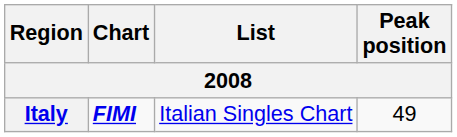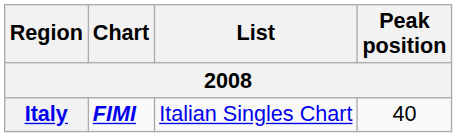(404, 114) 49 -> (404, 114) 40
